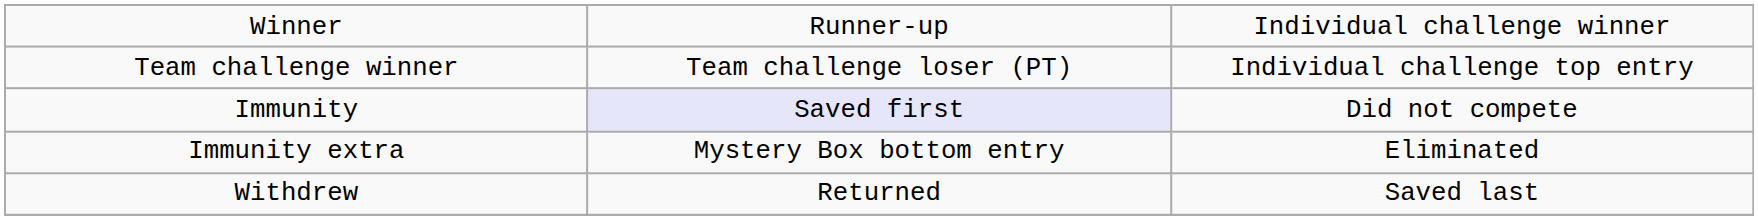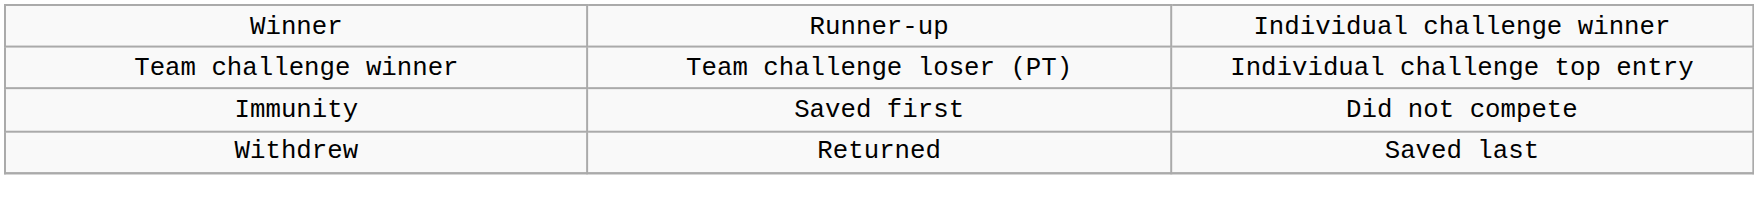(879, 110) lavender background -> (879, 110) no background
- row: (296, 152)
